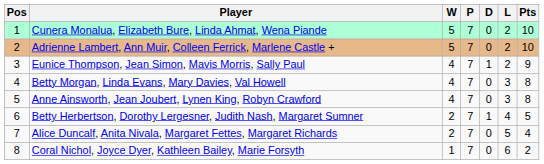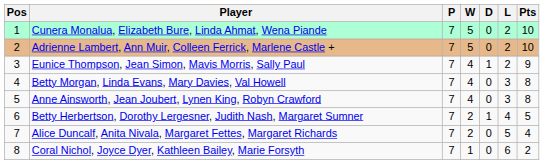columns swapped: (470, 13) <-> (452, 13)
